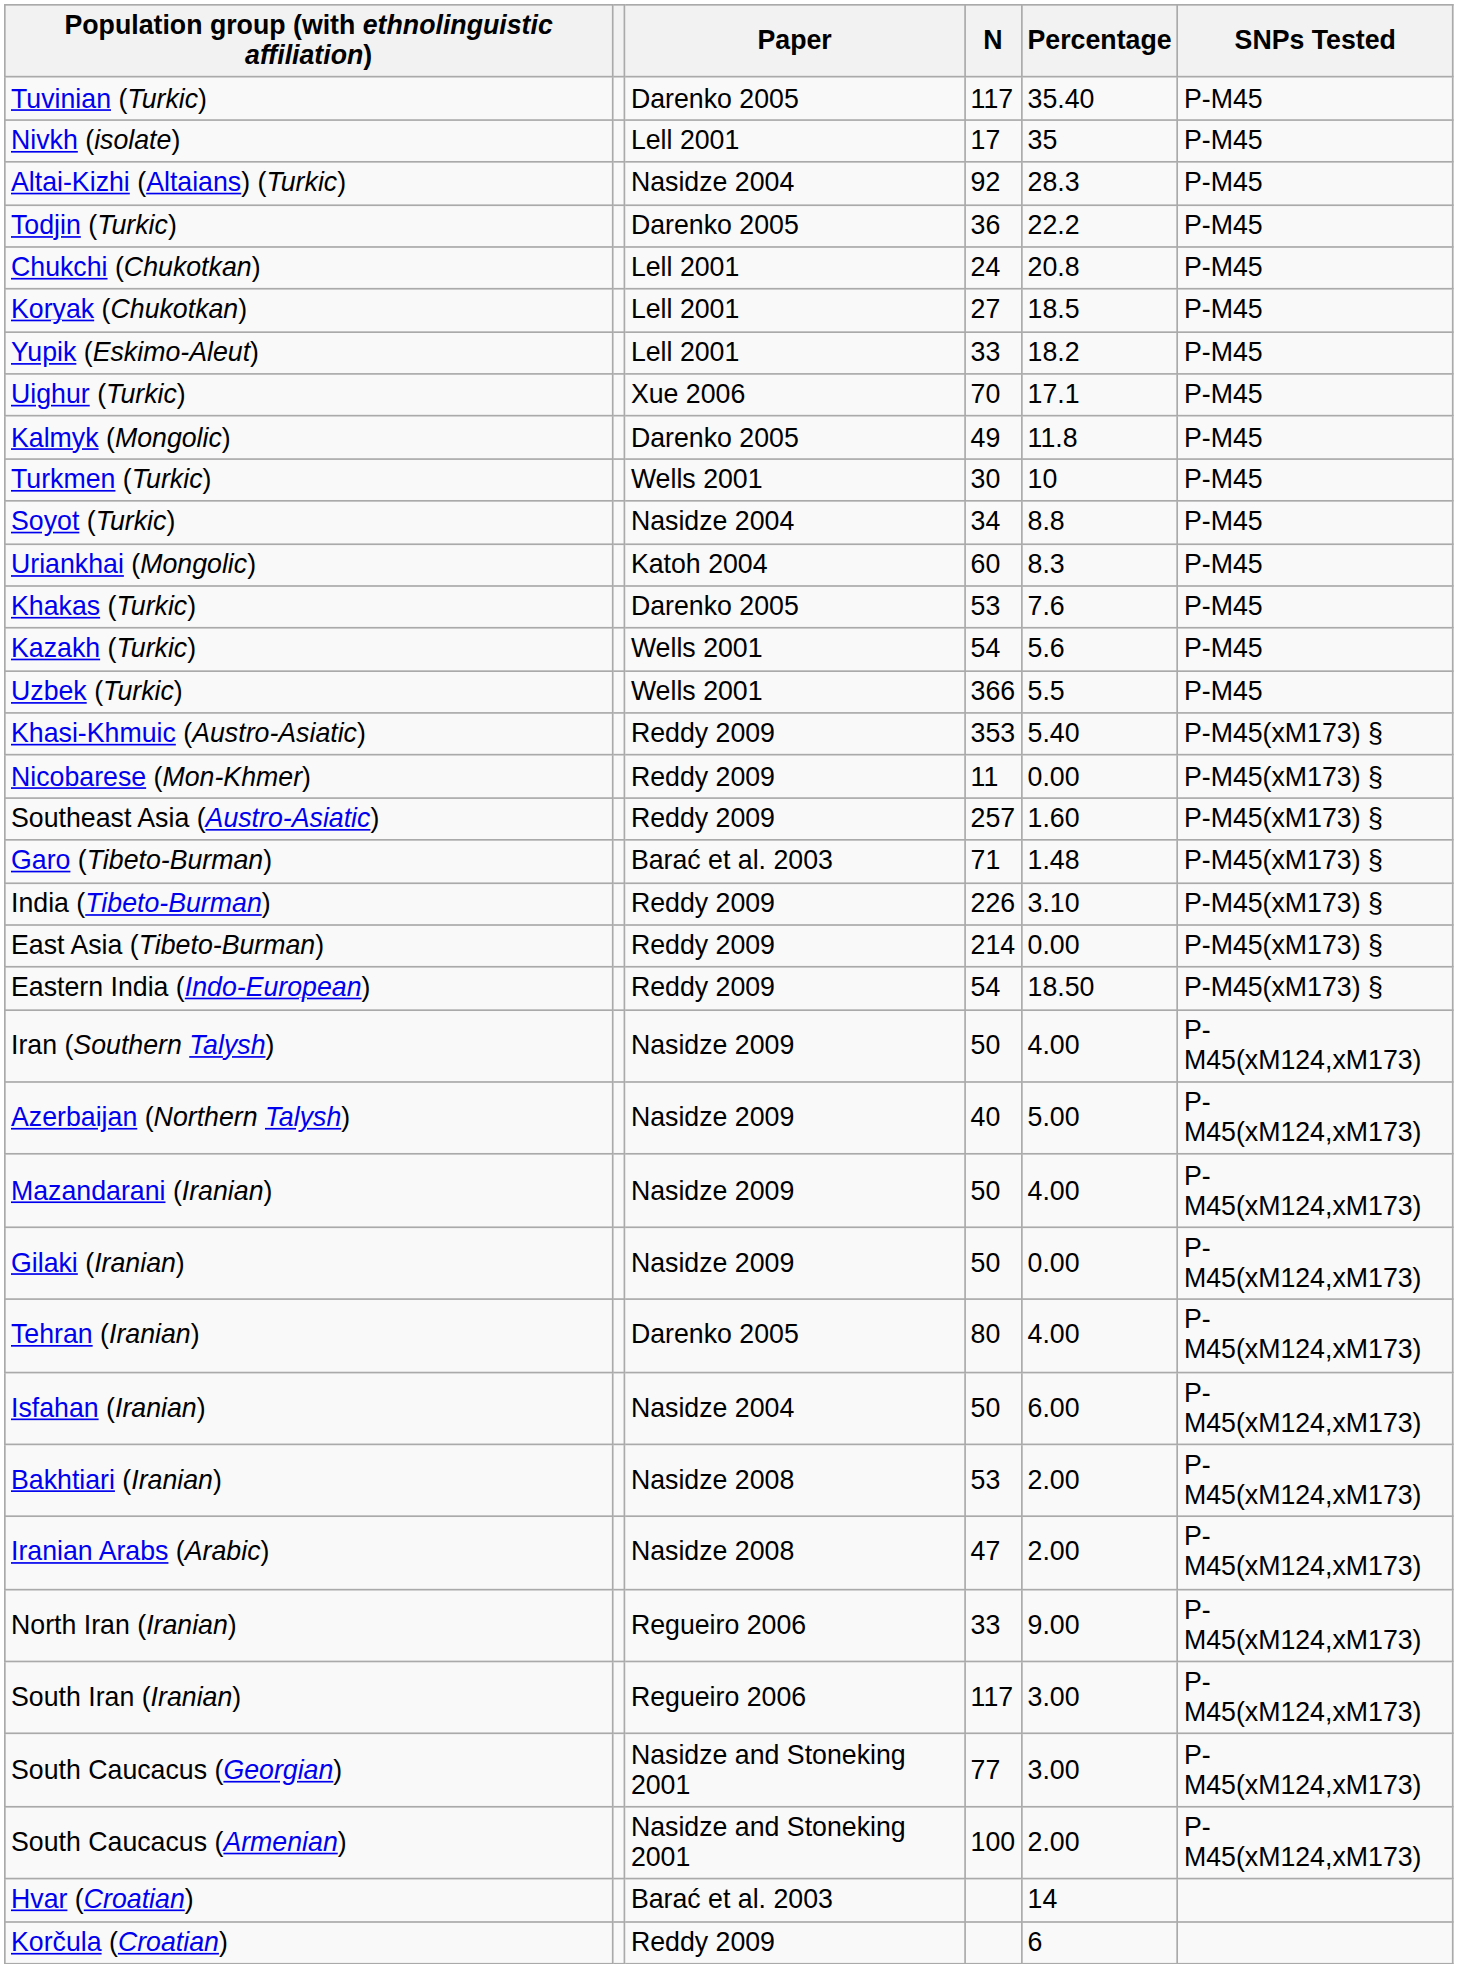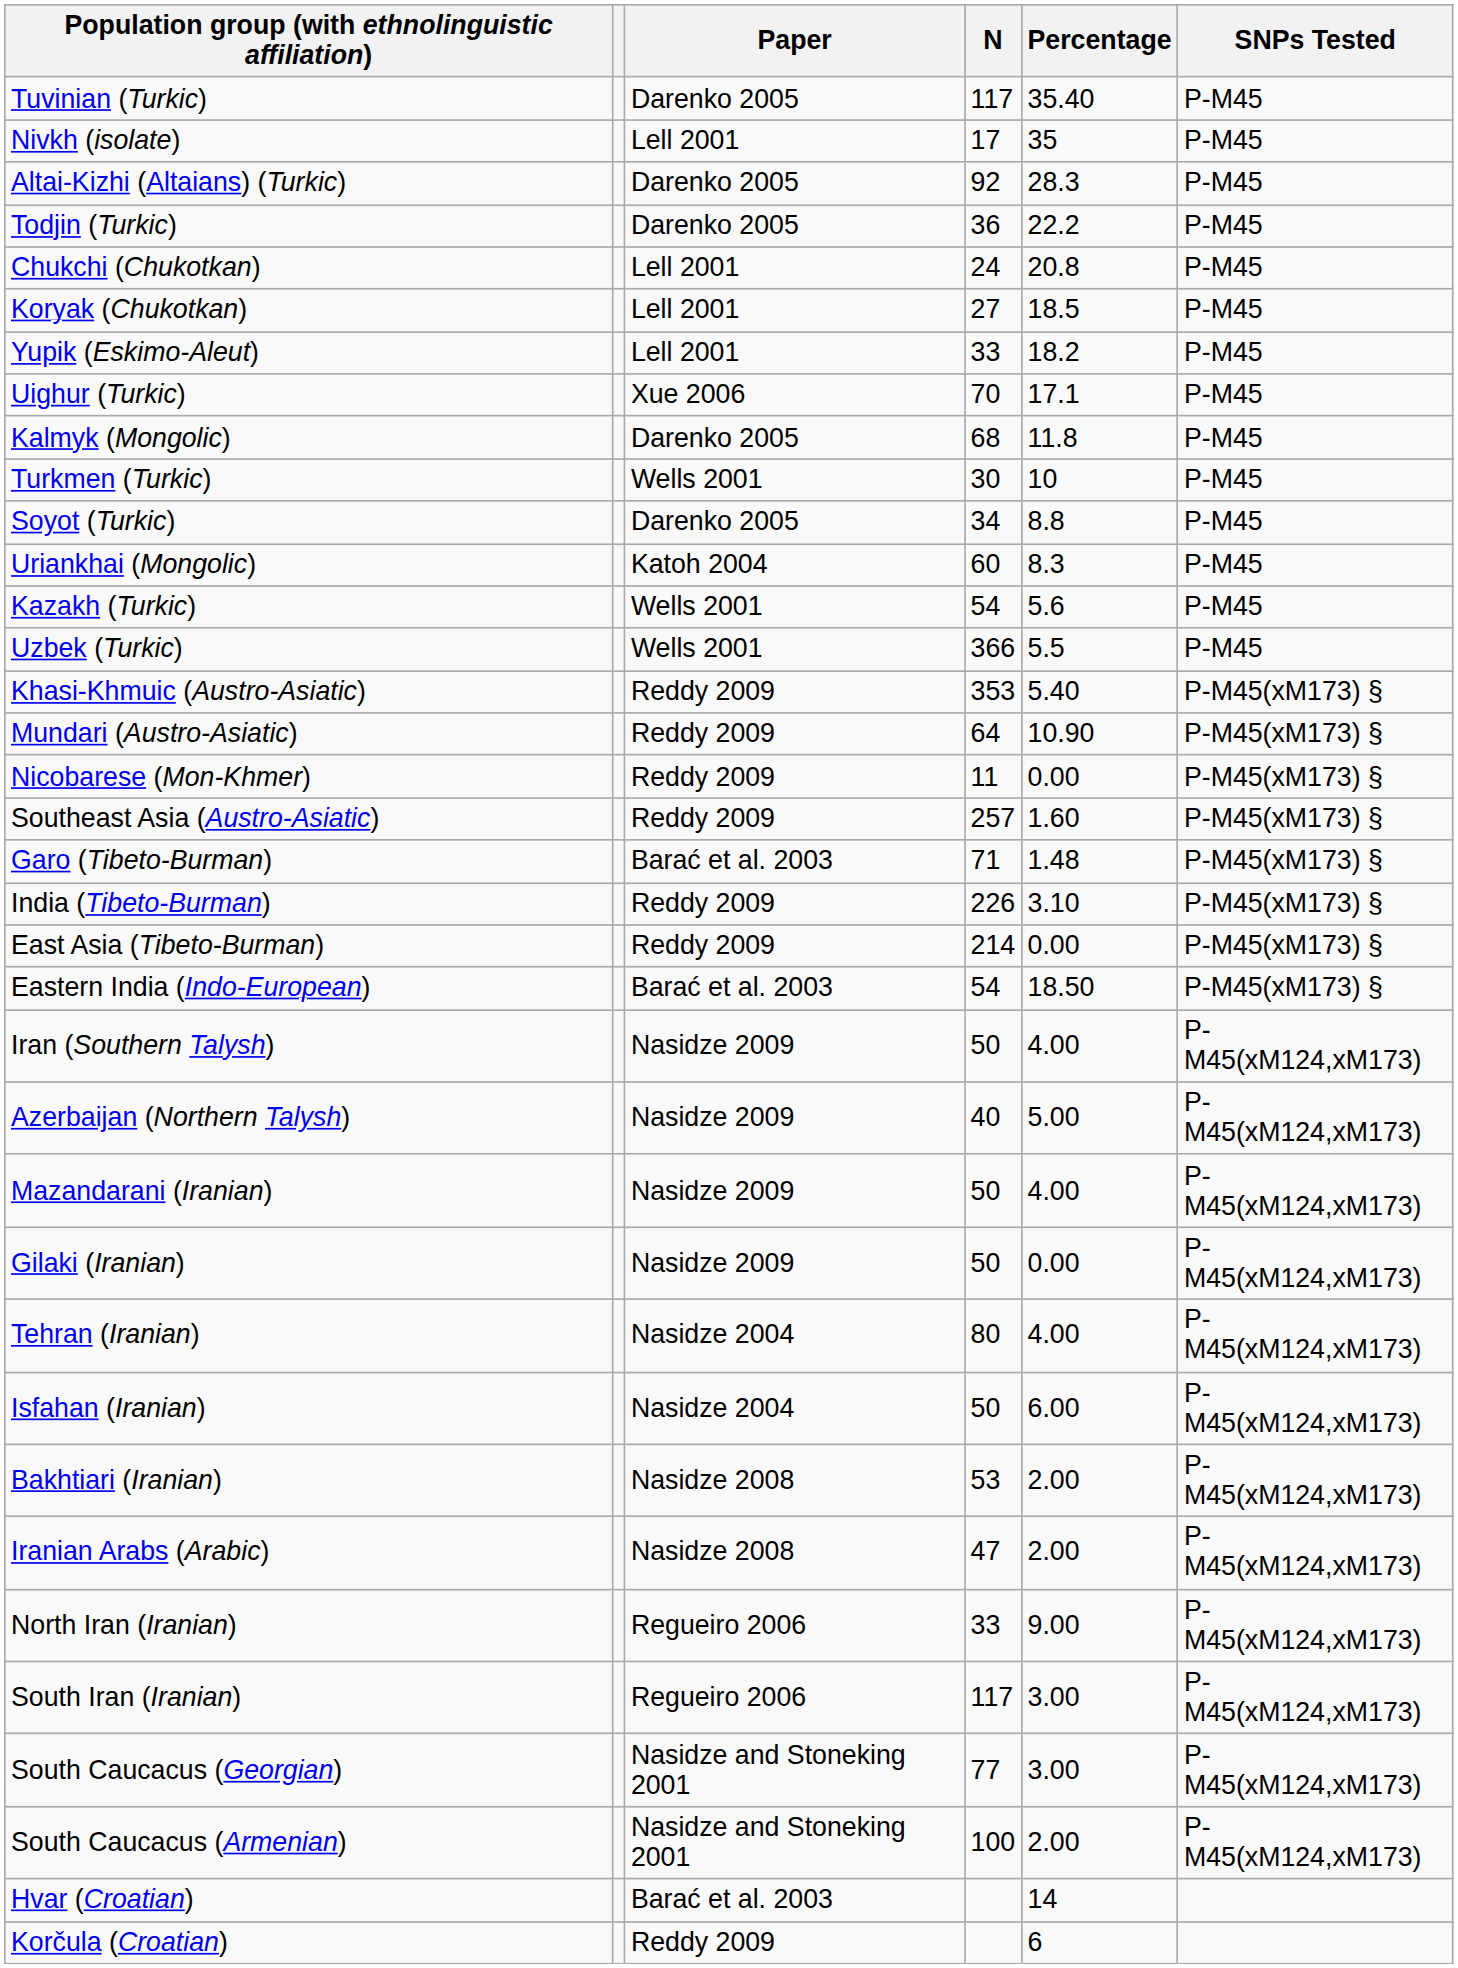(713, 182) Nasidze 2004 -> (715, 182) Darenko 2005
(985, 437) 49 -> (985, 437) 68
(713, 521) Nasidze 2004 -> (715, 521) Darenko 2005
- row: (104, 606)
+ row: (154, 733)
(703, 988) Reddy 2009 -> (732, 988) Barać et al. 2003
(715, 1335) Darenko 2005 -> (713, 1335) Nasidze 2004
